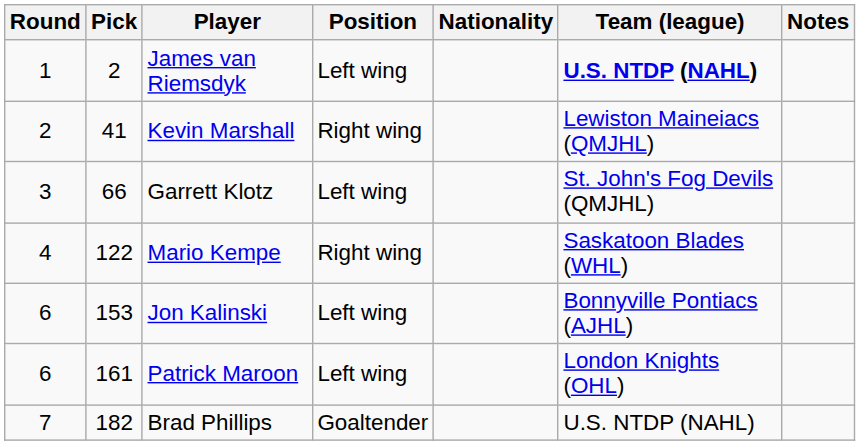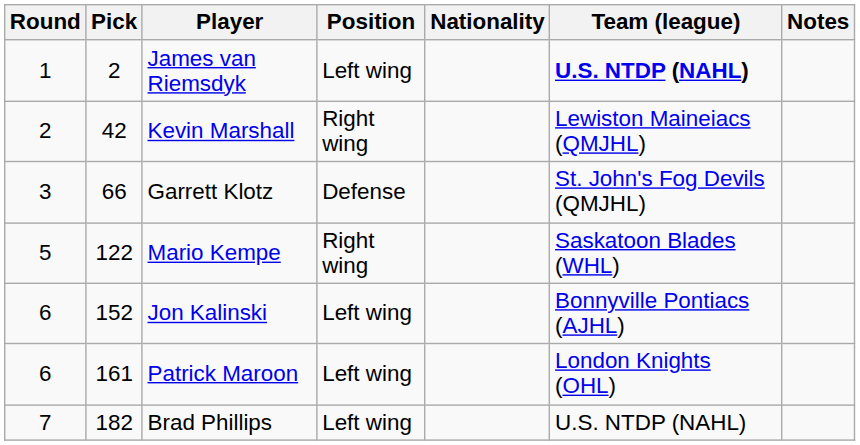(114, 131) 41 -> (114, 131) 42
(362, 191) Left wing -> (364, 191) Defense
(45, 252) 4 -> (45, 252) 5
(114, 313) 153 -> (114, 313) 152
(373, 422) Goaltender -> (367, 422) Left wing
